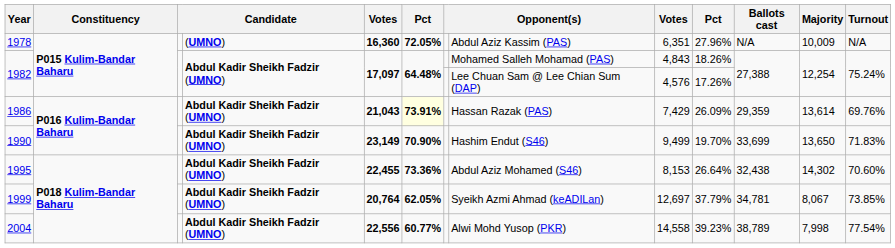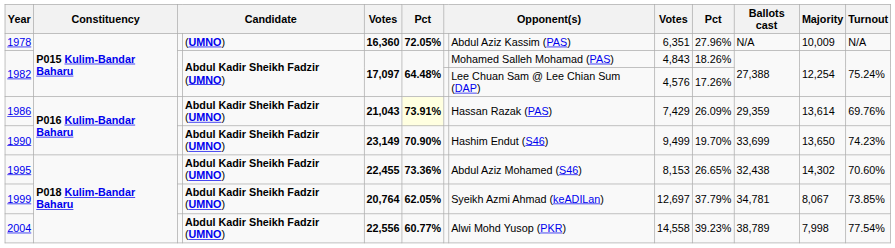(867, 141) 71.83% -> (867, 141) 74.23%
(713, 170) 26.64% -> (713, 170) 26.65%
